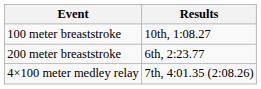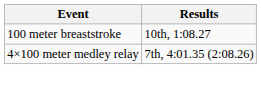- row: (64, 53)
